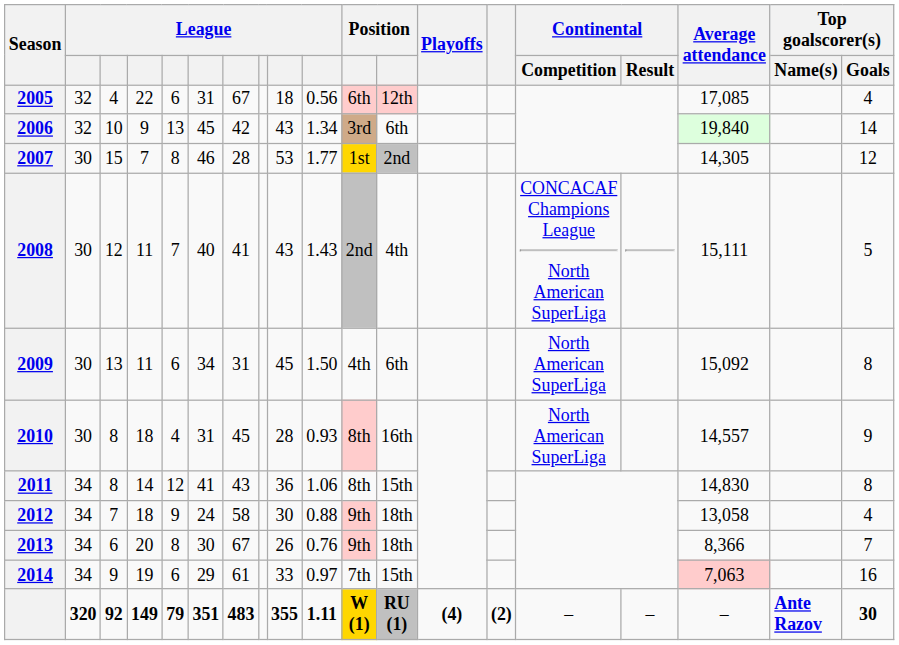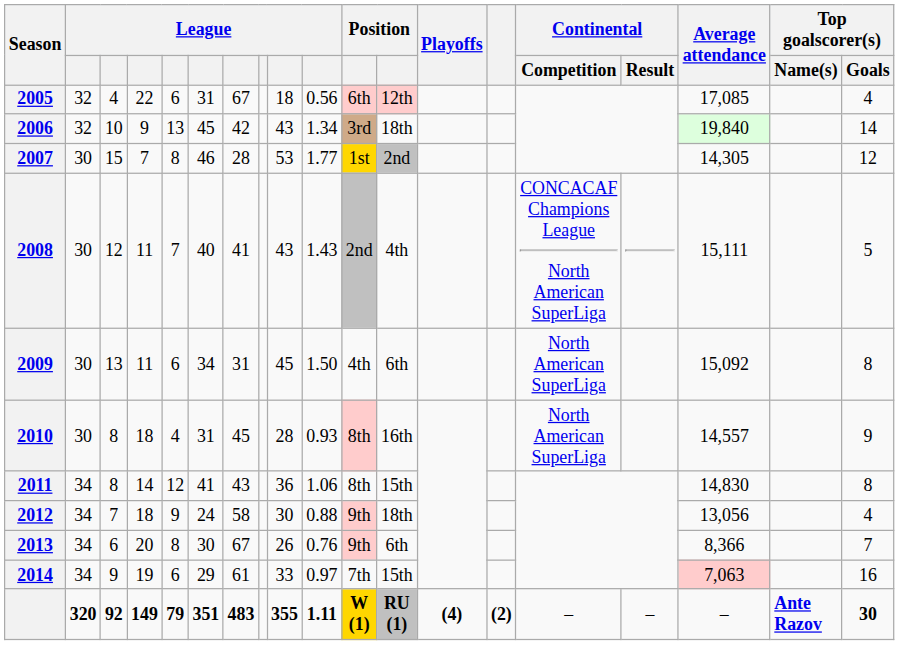(397, 129) 6th -> (397, 129) 18th
(724, 515) 13,058 -> (724, 515) 13,056
(397, 545) 18th -> (397, 545) 6th
